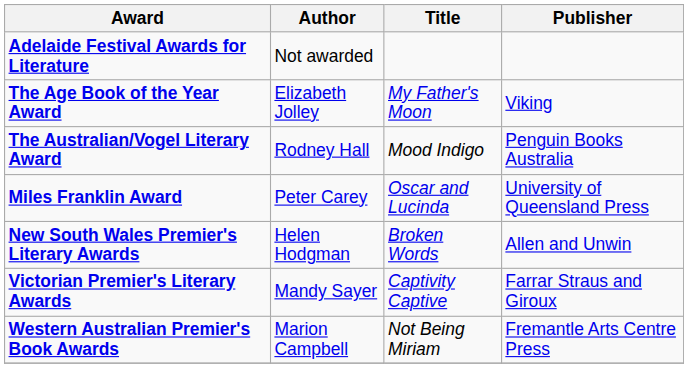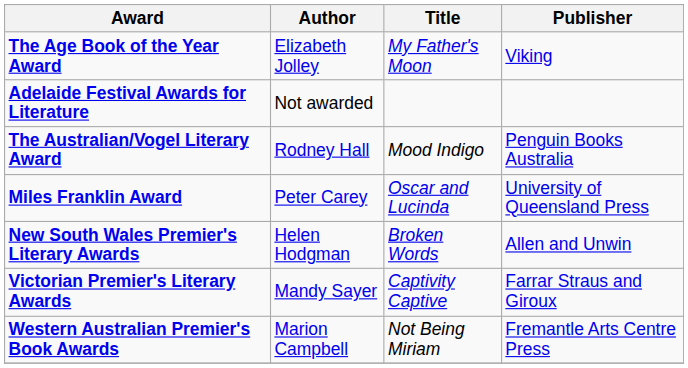rows swapped: (127, 55) <-> (114, 103)
